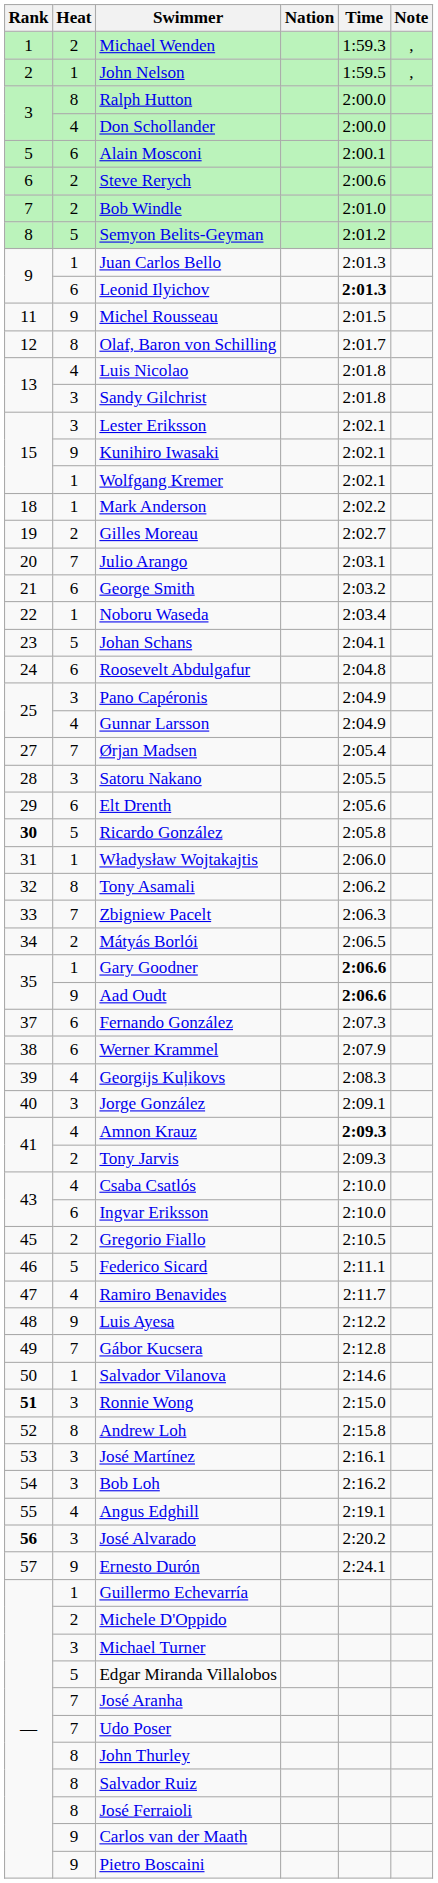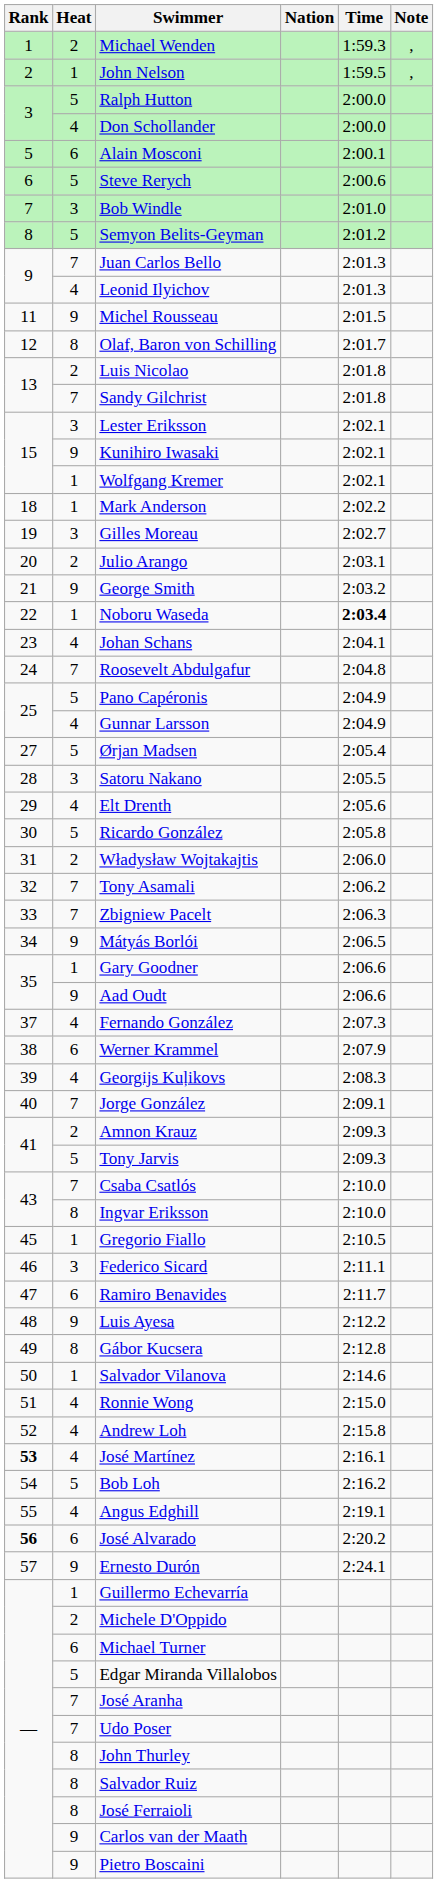(74, 99) 8 -> (74, 99) 5
(74, 180) 2 -> (74, 180) 5
(74, 208) 2 -> (74, 208) 3
(74, 262) 1 -> (74, 262) 7
(74, 289) 6 -> (74, 289) 4
(364, 289) bold -> (364, 289) normal
(74, 371) 4 -> (74, 371) 2
(74, 398) 3 -> (74, 398) 7
(74, 533) 2 -> (74, 533) 3
(74, 561) 7 -> (74, 561) 2
(74, 588) 6 -> (74, 588) 9
(364, 615) normal -> (364, 615) bold
(74, 642) 5 -> (74, 642) 4
(74, 669) 6 -> (74, 669) 7
(74, 696) 3 -> (74, 696) 5
(74, 751) 7 -> (74, 751) 5
(74, 805) 6 -> (74, 805) 4
(28, 832) bold -> (28, 832) normal
(74, 859) 1 -> (74, 859) 2
(74, 886) 8 -> (74, 886) 7
(74, 941) 2 -> (74, 941) 9
(364, 968) bold -> (364, 968) normal
(364, 995) bold -> (364, 995) normal
(74, 1022) 6 -> (74, 1022) 4
(74, 1104) 3 -> (74, 1104) 7
(74, 1131) 4 -> (74, 1131) 2
(364, 1131) bold -> (364, 1131) normal
(74, 1158) 2 -> (74, 1158) 5
(74, 1185) 4 -> (74, 1185) 7
(74, 1212) 6 -> (74, 1212) 8
(74, 1239) 2 -> (74, 1239) 1
(74, 1267) 5 -> (74, 1267) 3
(74, 1294) 4 -> (74, 1294) 6
(74, 1348) 7 -> (74, 1348) 8
(28, 1402) bold -> (28, 1402) normal
(74, 1402) 3 -> (74, 1402) 4
(74, 1429) 8 -> (74, 1429) 4
(28, 1457) normal -> (28, 1457) bold
(74, 1457) 3 -> (74, 1457) 4
(74, 1484) 3 -> (74, 1484) 5
(74, 1538) 3 -> (74, 1538) 6
(74, 1647) 3 -> (74, 1647) 6
